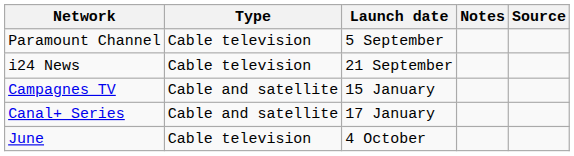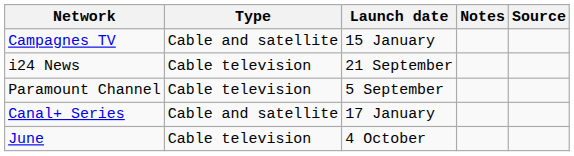rows swapped: (62, 90) <-> (84, 41)
